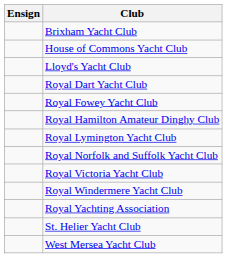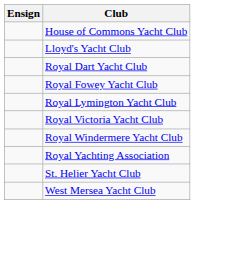- row: (91, 31)
- row: (132, 119)
- row: (131, 155)
